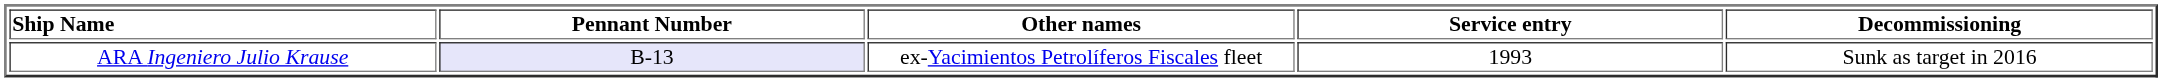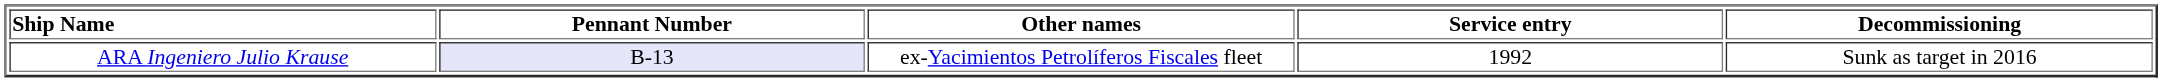(1510, 56) 1993 -> (1510, 56) 1992
